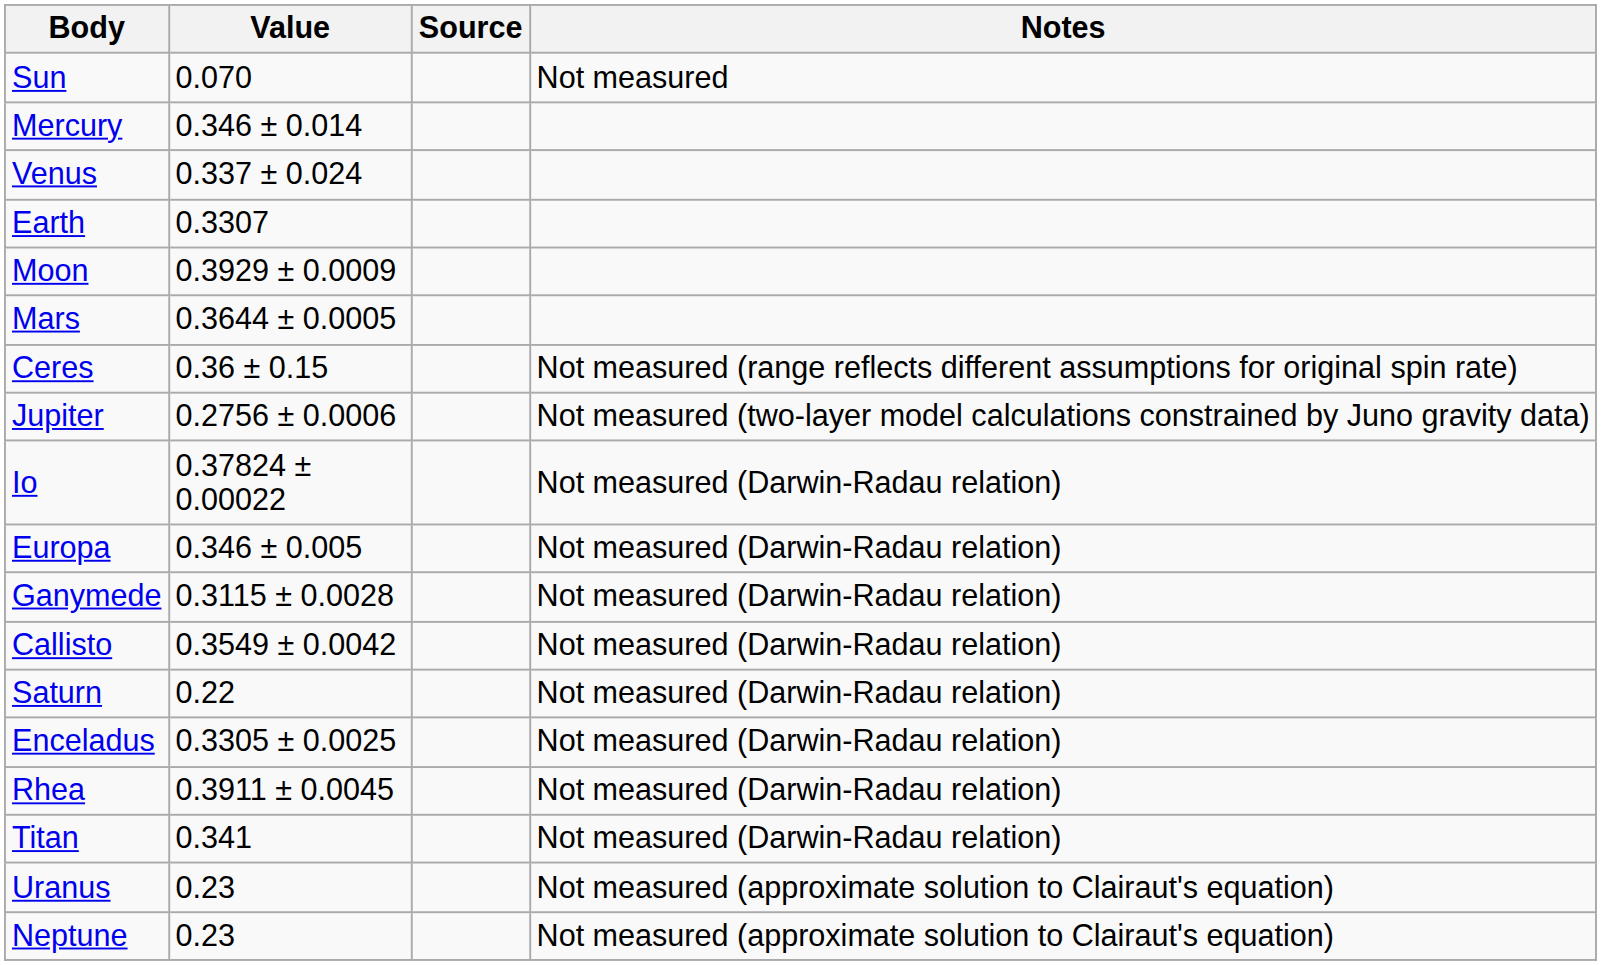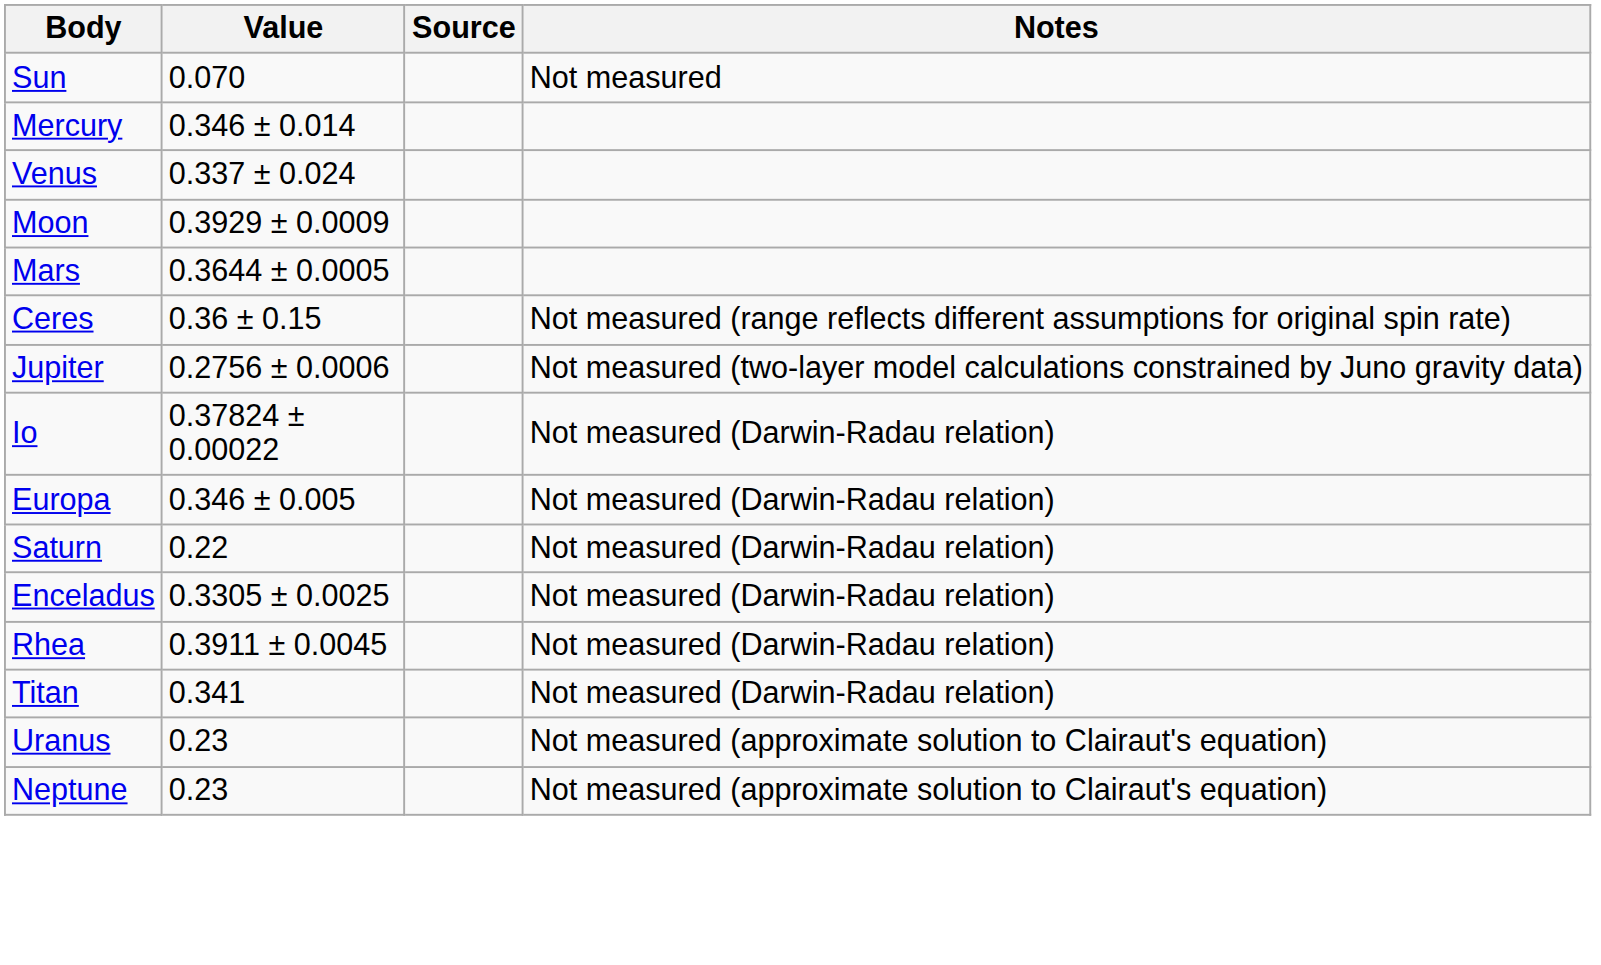- row: (49, 222)
- row: (87, 596)
- row: (62, 644)
